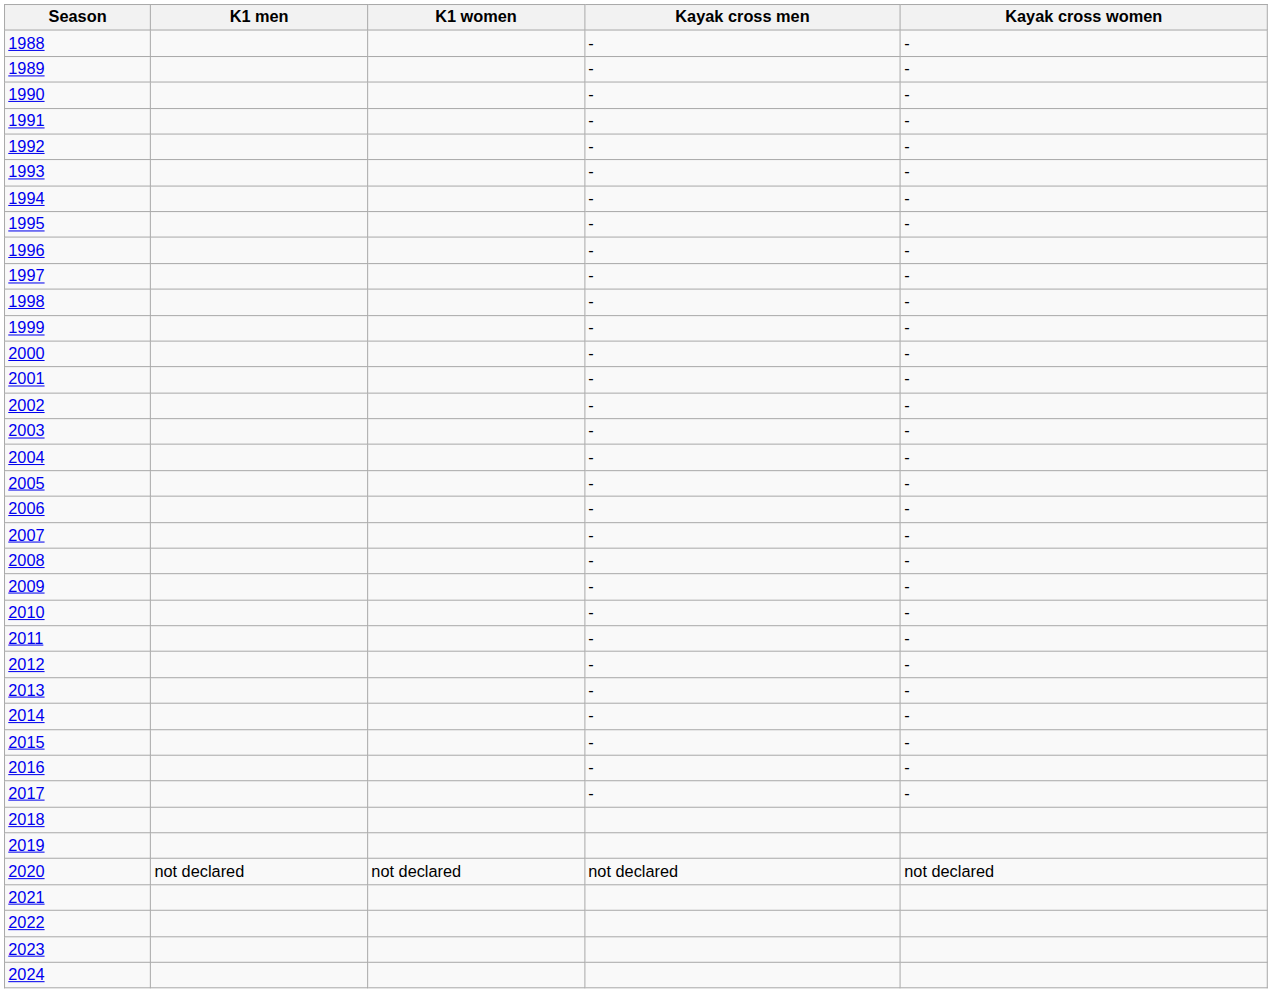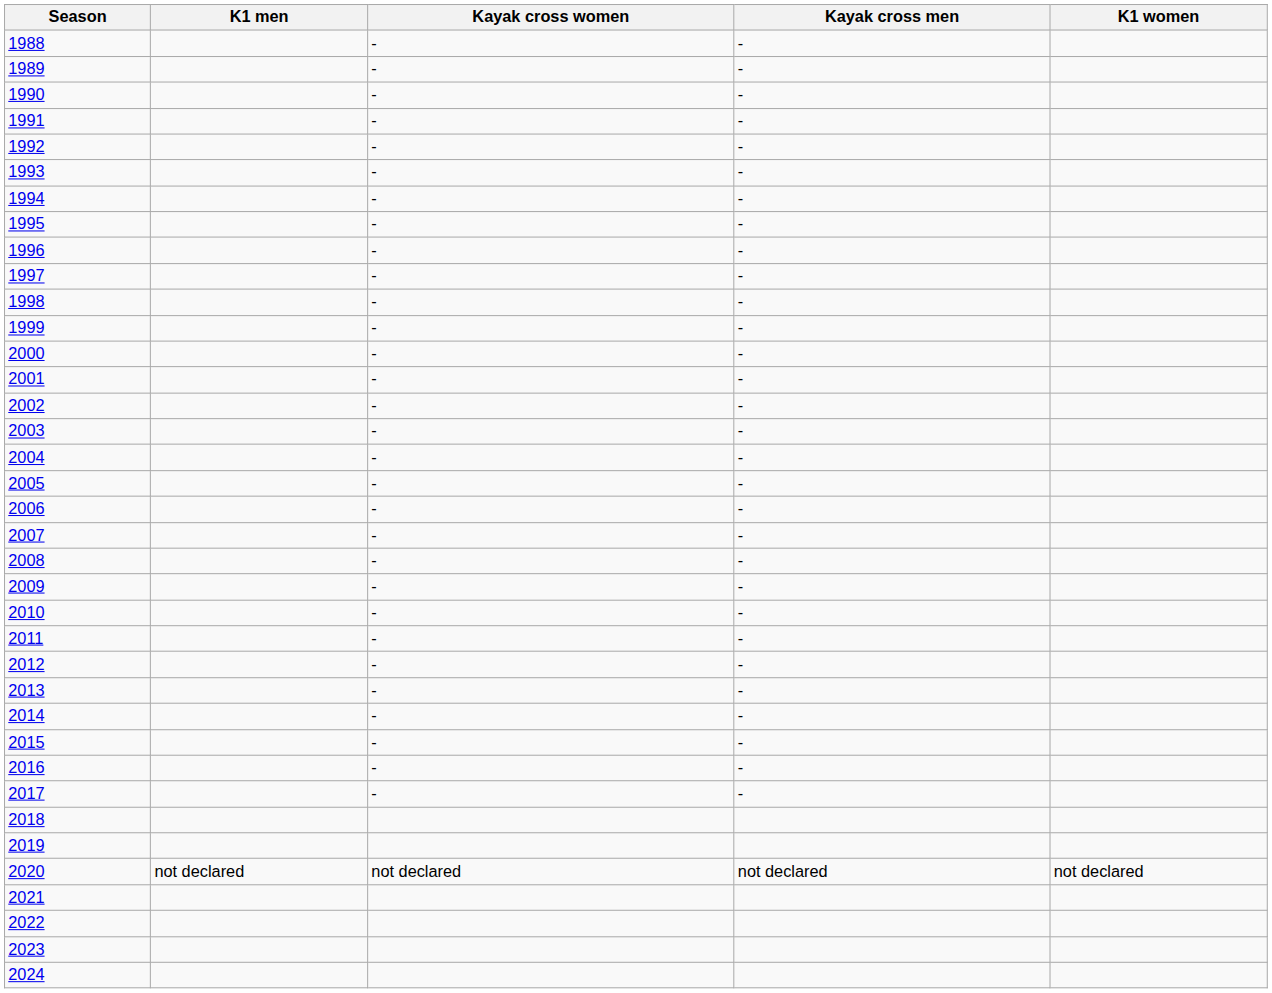columns swapped: (476, 17) <-> (1084, 17)
